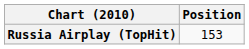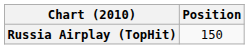(212, 34) 153 -> (212, 34) 150
